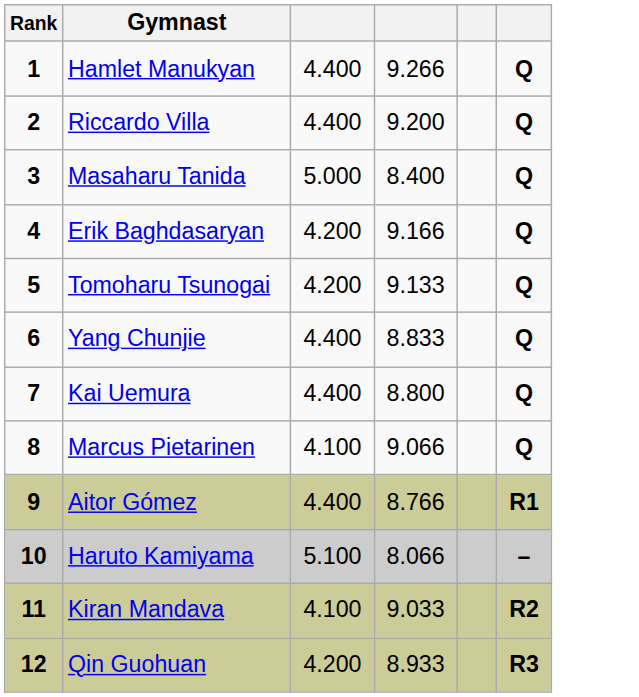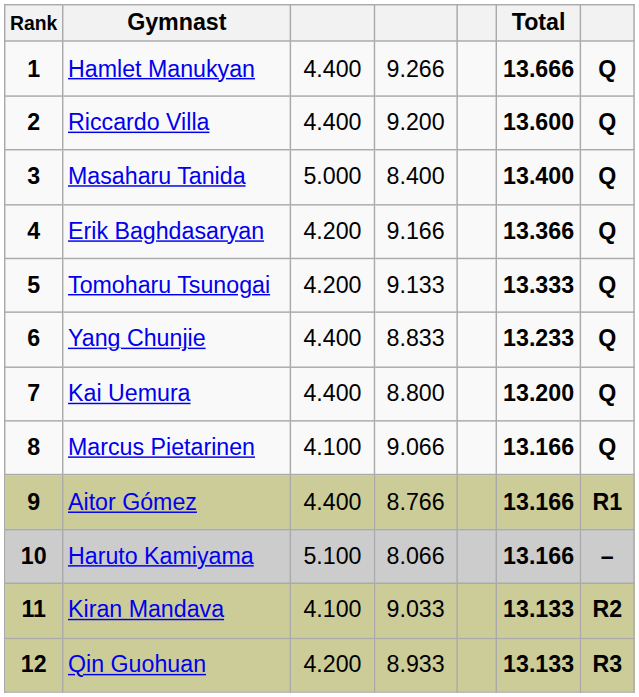+ column: (539, 22)
